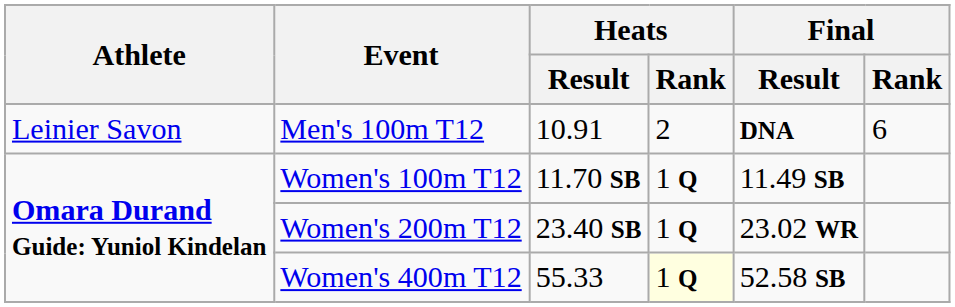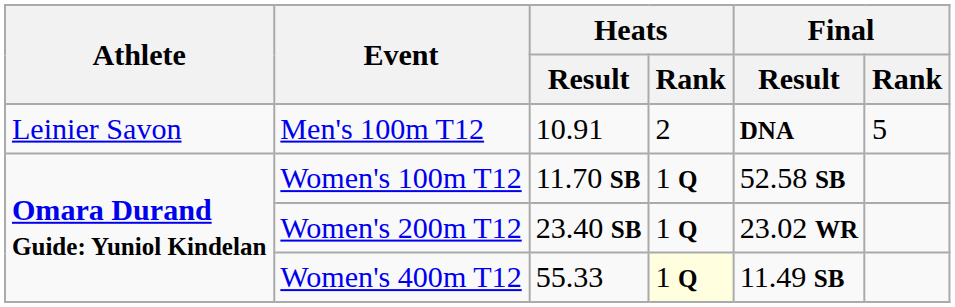(880, 128) 6 -> (880, 128) 5
(792, 178) 11.49 SB -> (793, 178) 52.58 SB
(793, 277) 52.58 SB -> (792, 277) 11.49 SB
